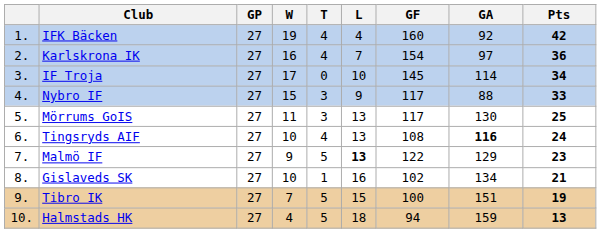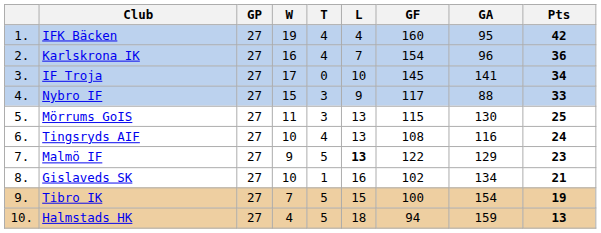(486, 35) 92 -> (486, 35) 95
(486, 55) 97 -> (486, 55) 96
(486, 76) 114 -> (486, 76) 141
(413, 116) 117 -> (413, 116) 115
(486, 137) bold -> (486, 137) normal
(486, 198) 151 -> (486, 198) 154
